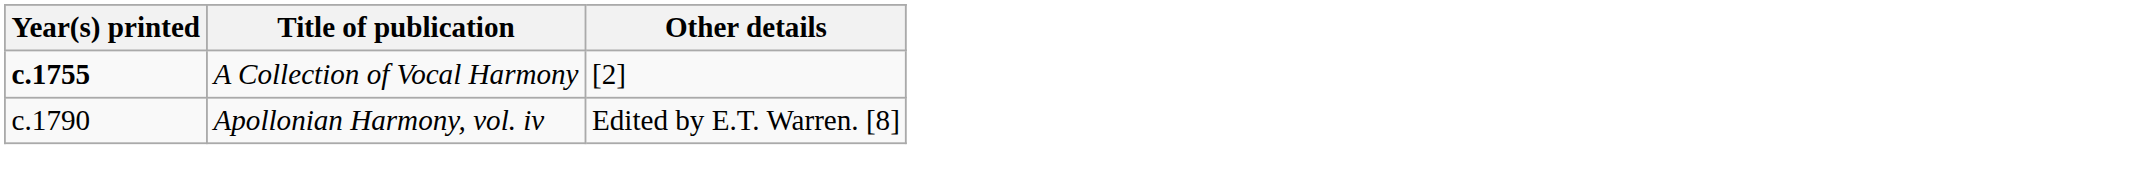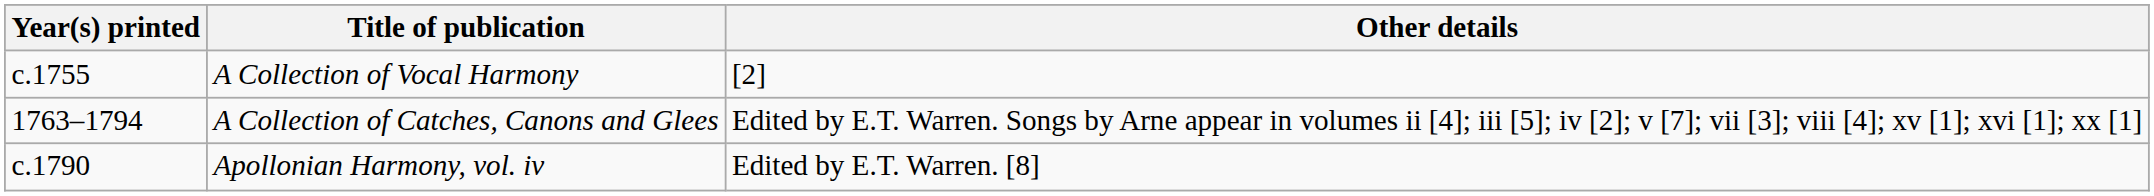(51, 73) bold -> (51, 73) normal
+ row: (466, 119)
